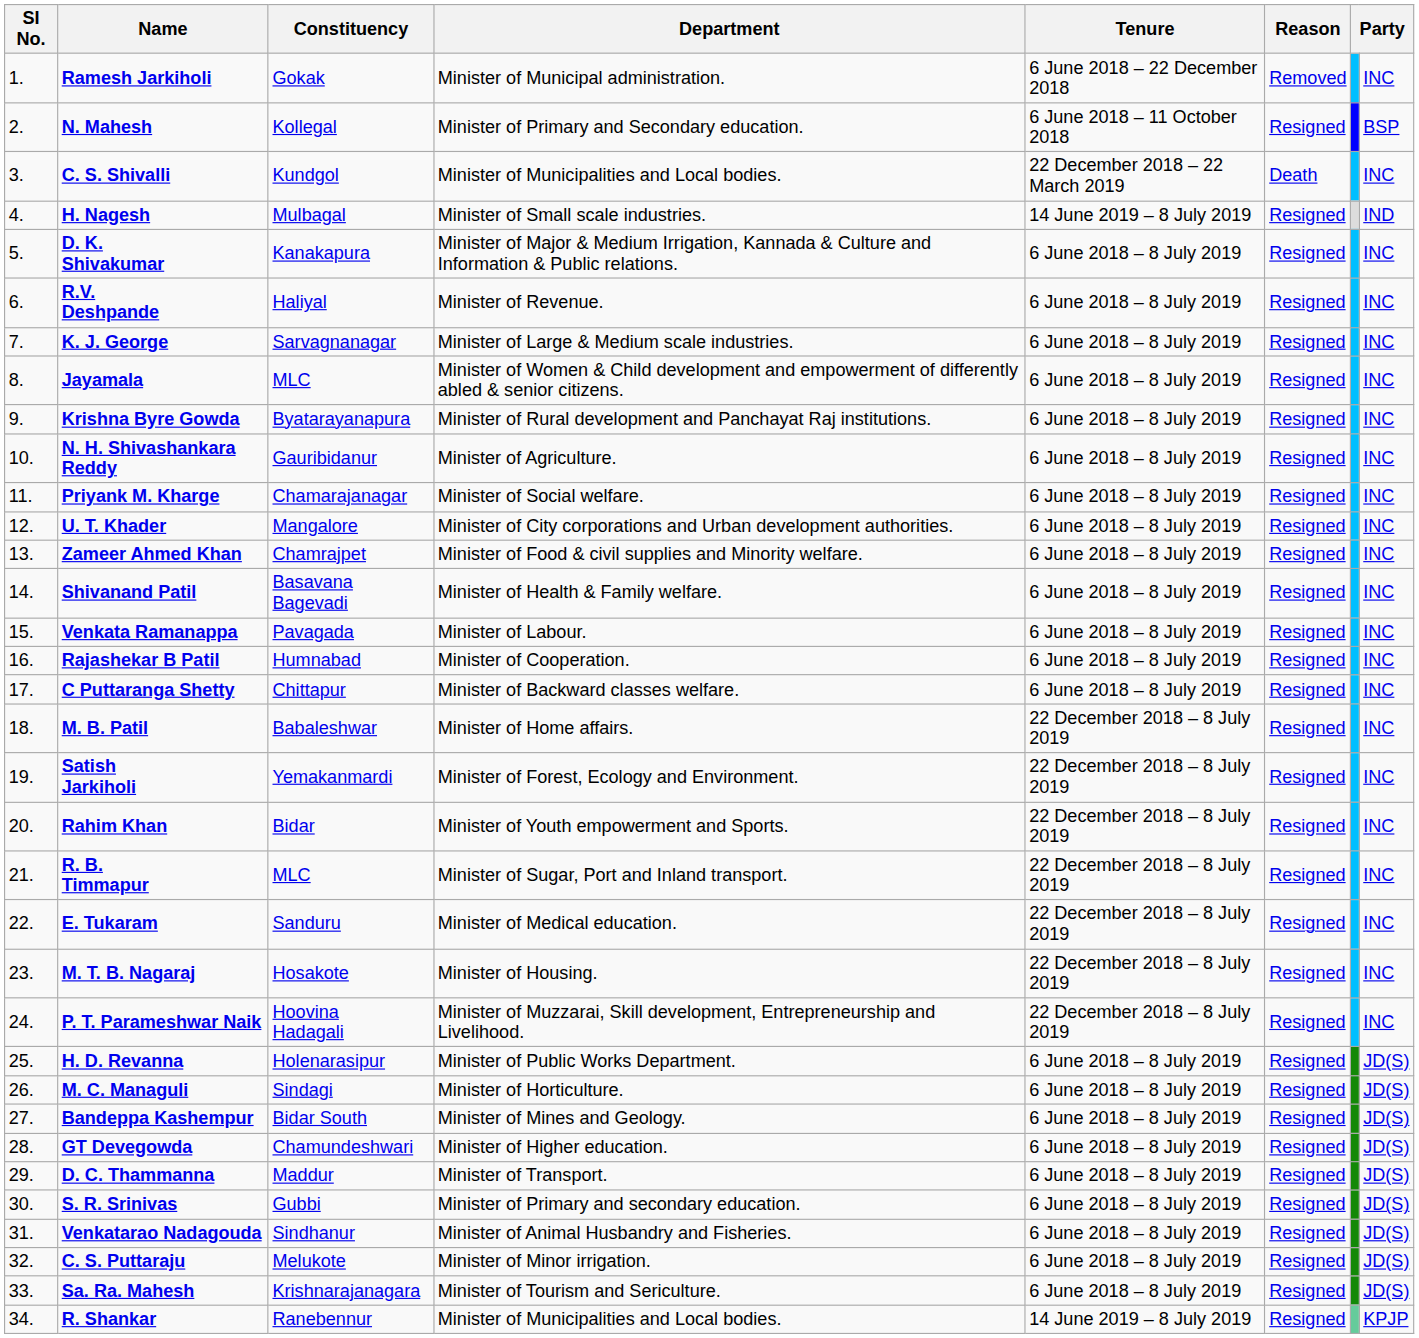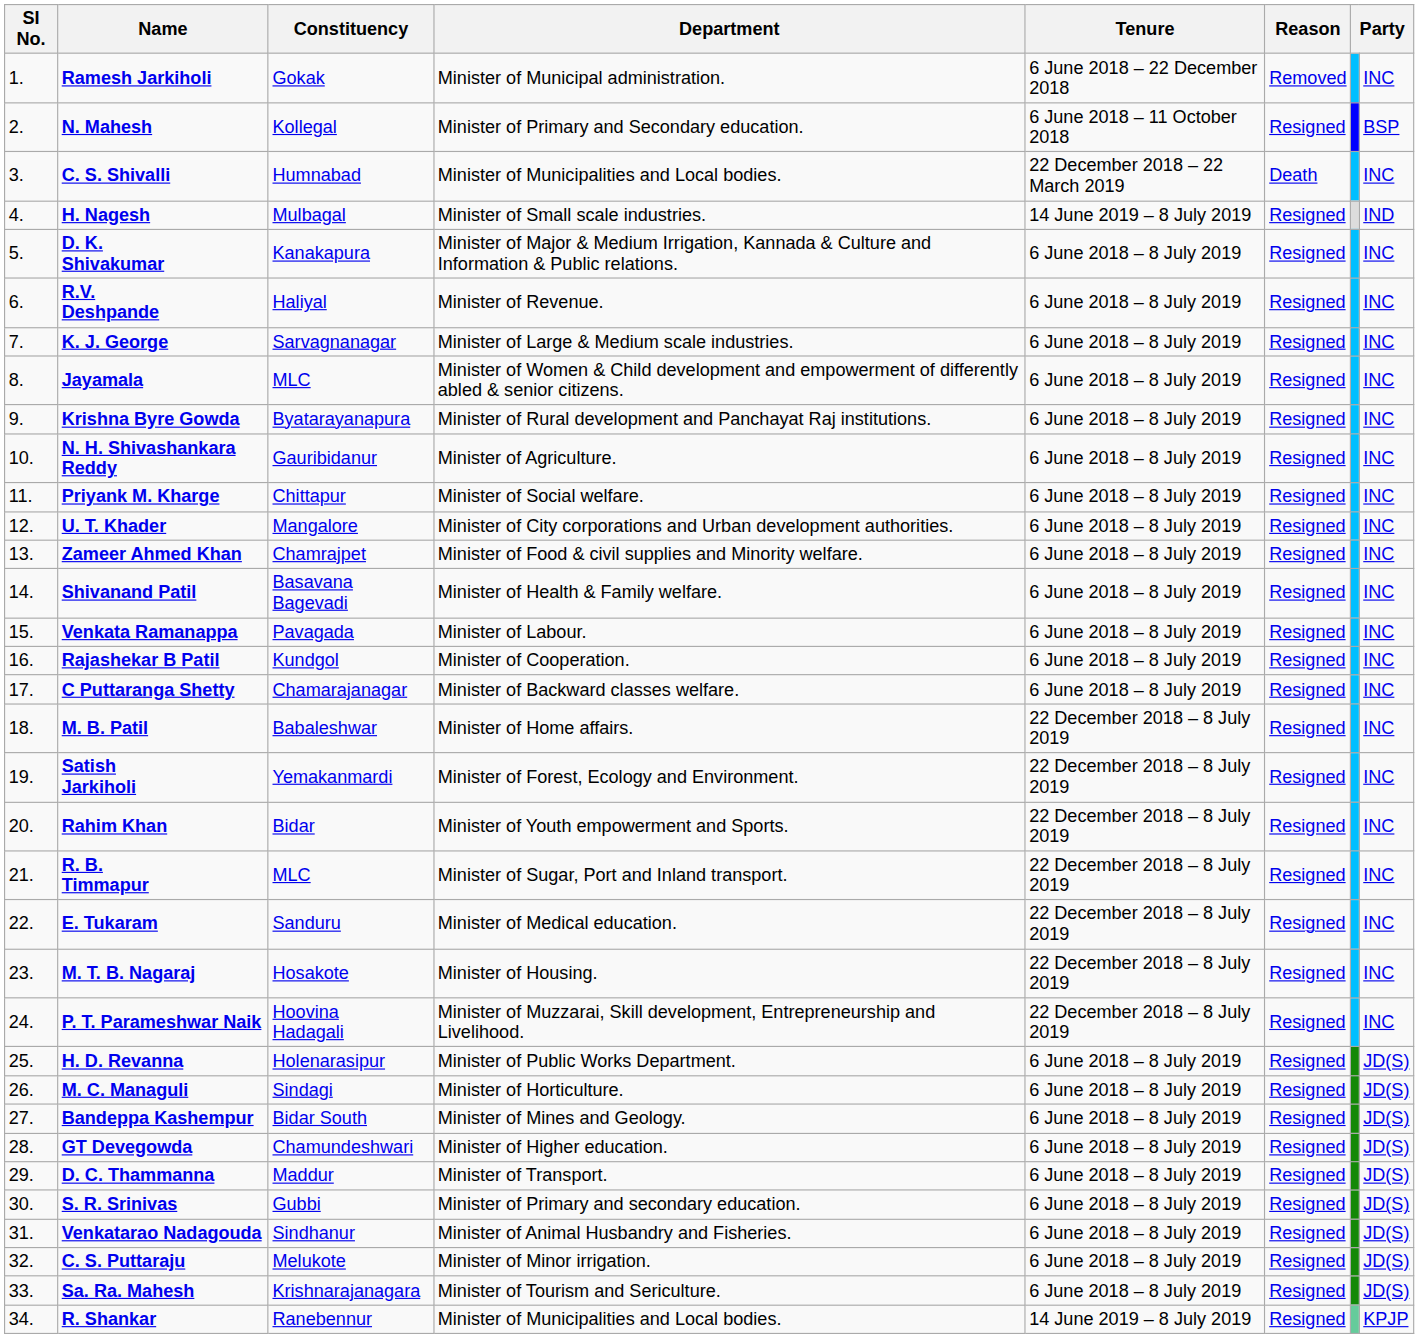(306, 176) Kundgol -> (317, 176) Humnabad
(340, 496) Chamarajanagar -> (309, 496) Chittapur
(317, 660) Humnabad -> (306, 660) Kundgol
(309, 689) Chittapur -> (340, 689) Chamarajanagar
